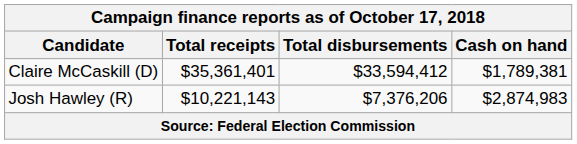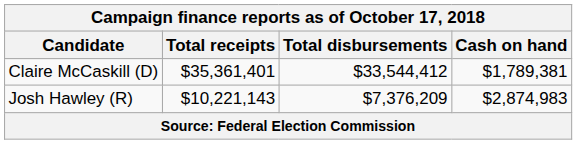(400, 71) $33,594,412 -> (400, 71) $33,544,412
(405, 98) $7,376,206 -> (405, 98) $7,376,209
